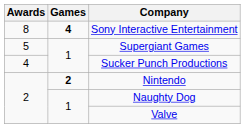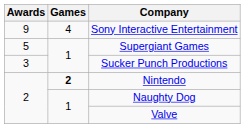(26, 30) 8 -> (26, 30) 9
(68, 30) bold -> (68, 30) normal
(26, 64) 4 -> (26, 64) 3
